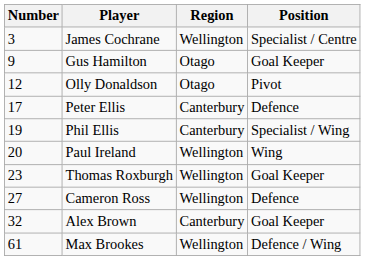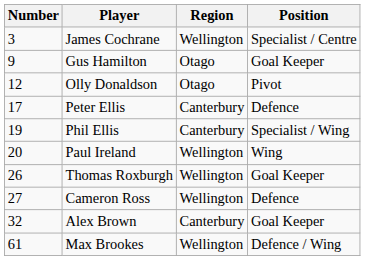(15, 175) 23 -> (15, 175) 26
